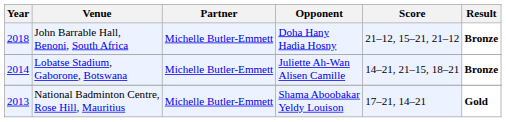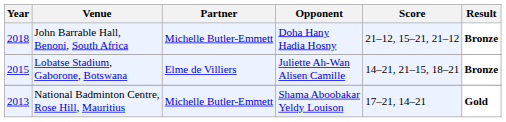(18, 70) 2014 -> (18, 70) 2015
(219, 70) Michelle Butler-Emmett -> (201, 70) Elme de Villiers
